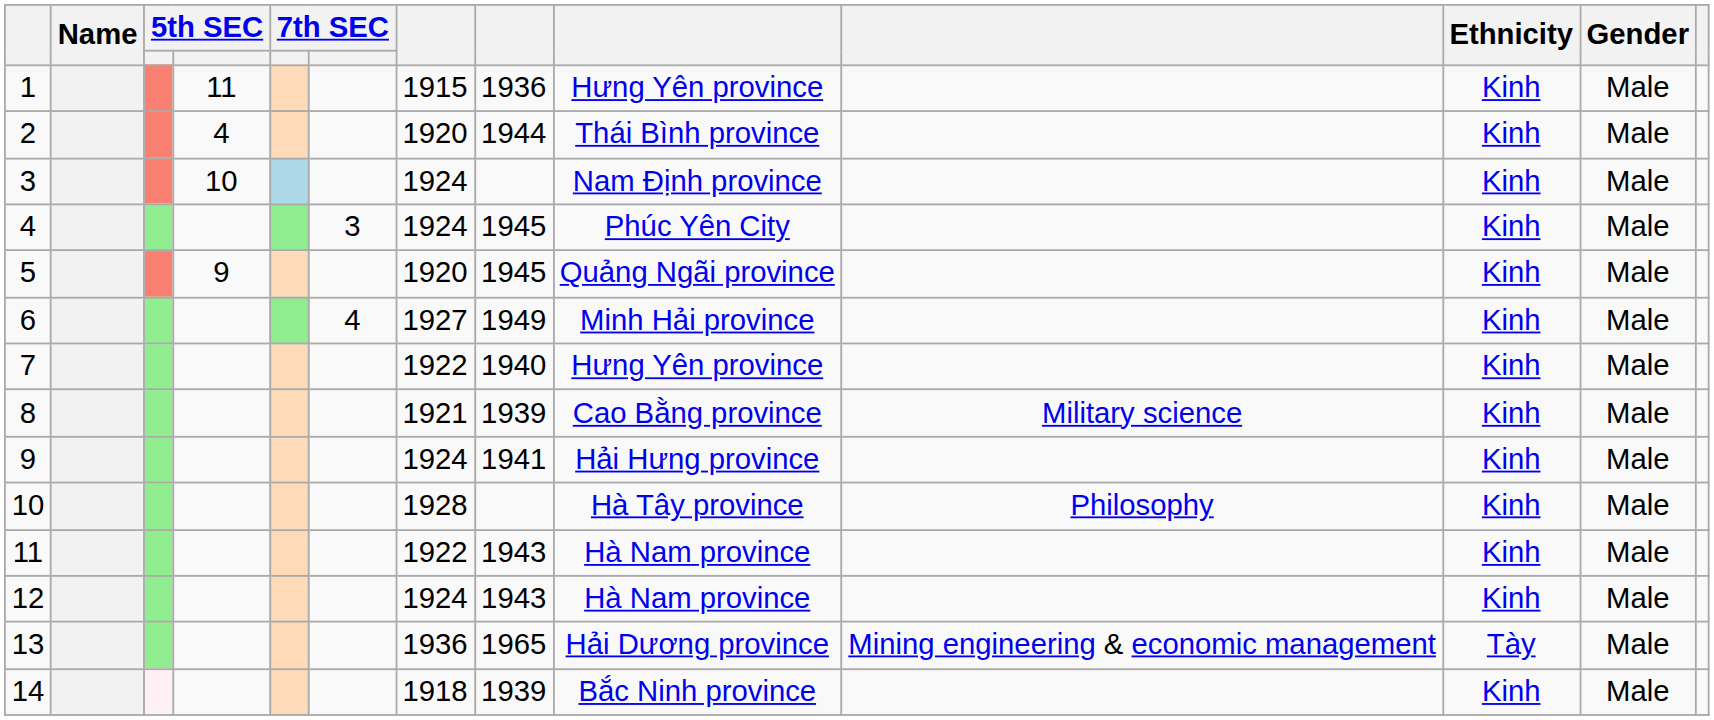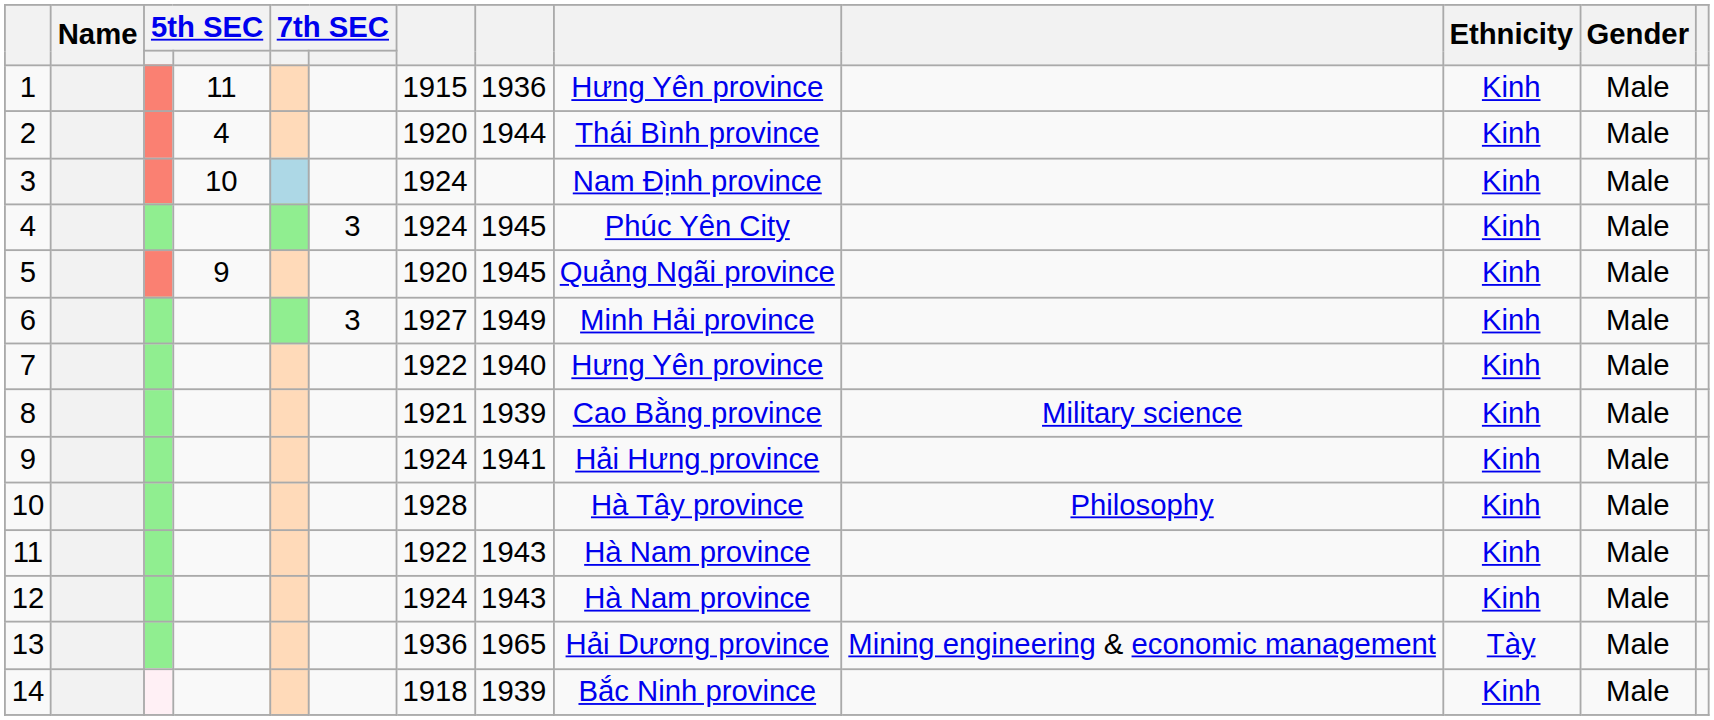(352, 319) 4 -> (352, 319) 3
